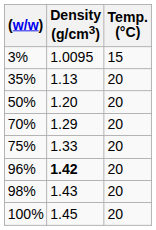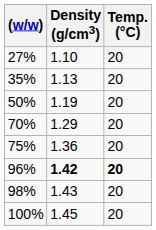- row: (18, 57)
+ row: (22, 57)
(64, 102) 1.20 -> (64, 102) 1.19
(64, 146) 1.33 -> (64, 146) 1.36
(115, 169) normal -> (115, 169) bold
